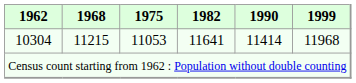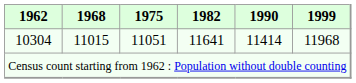(91, 40) 11215 -> (91, 40) 11015
(149, 40) 11053 -> (149, 40) 11051
